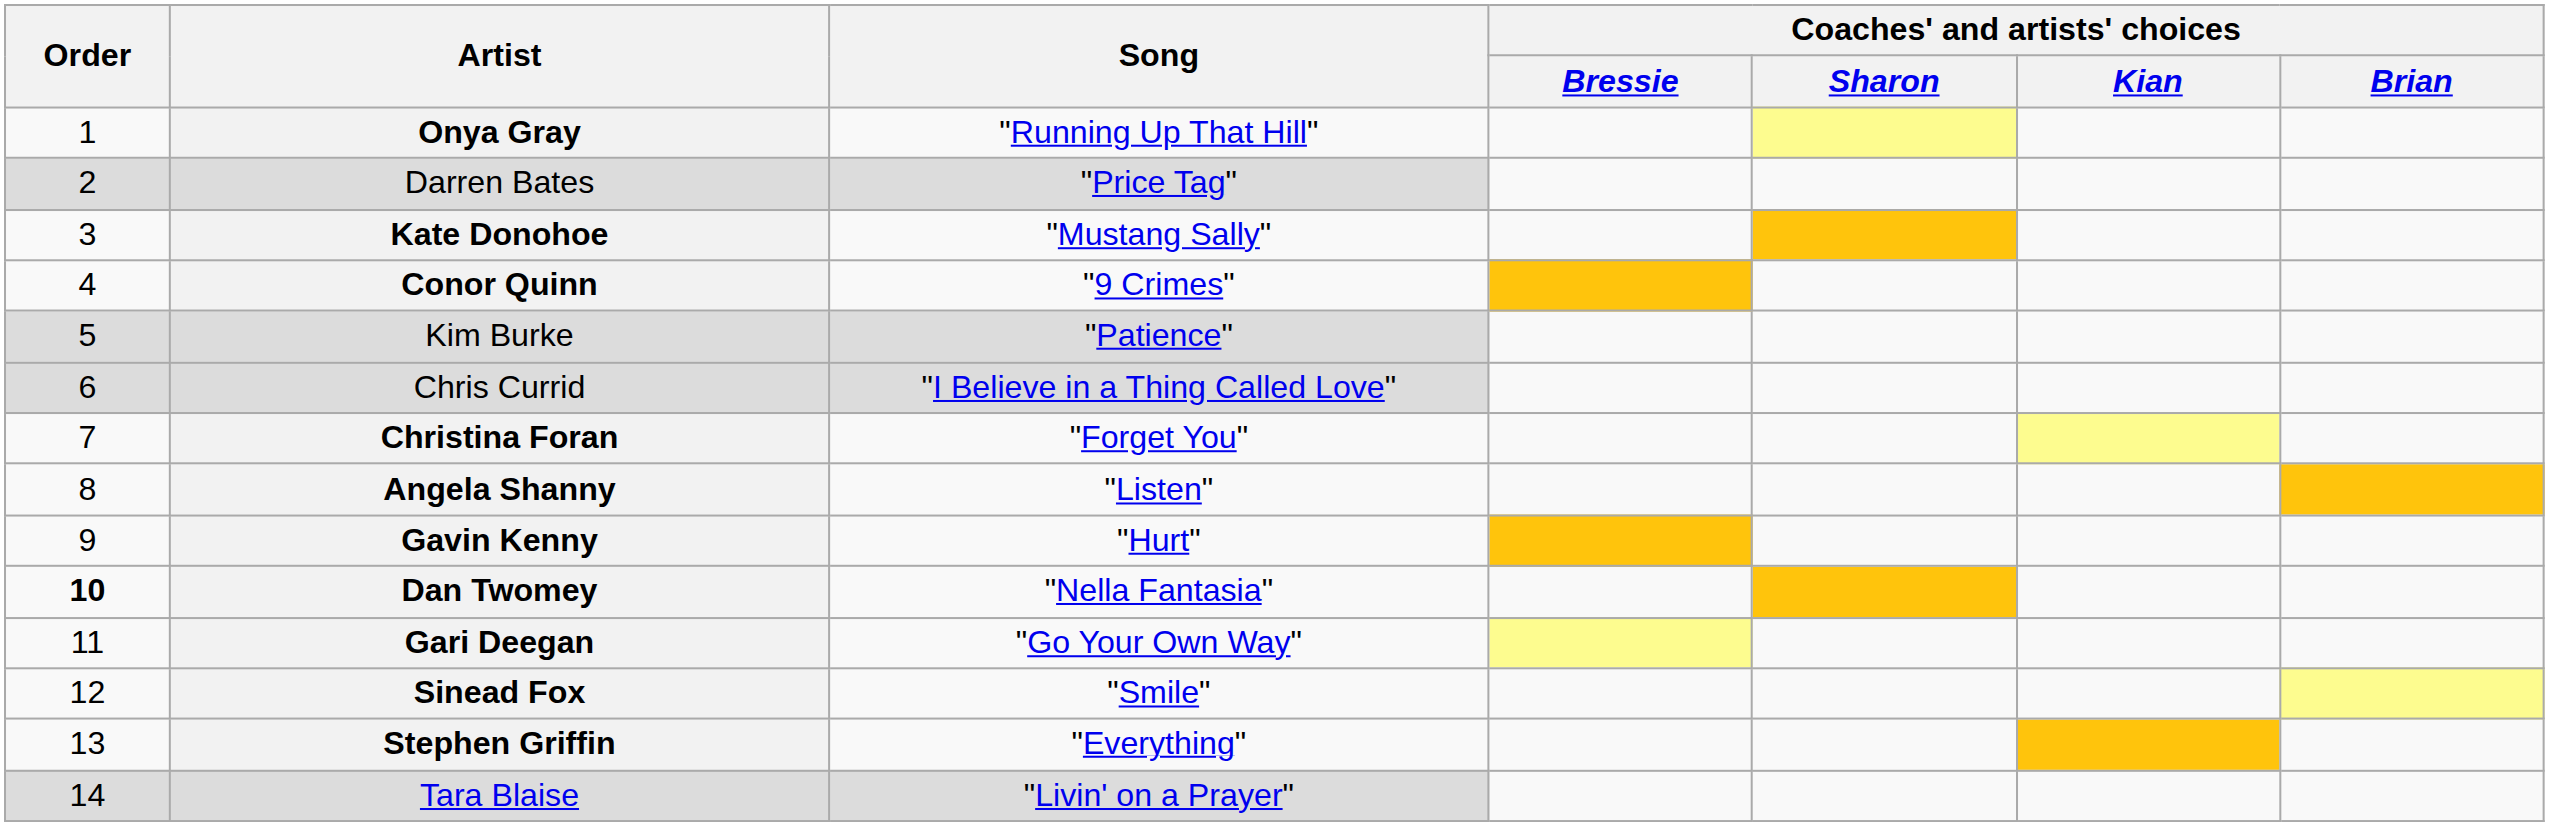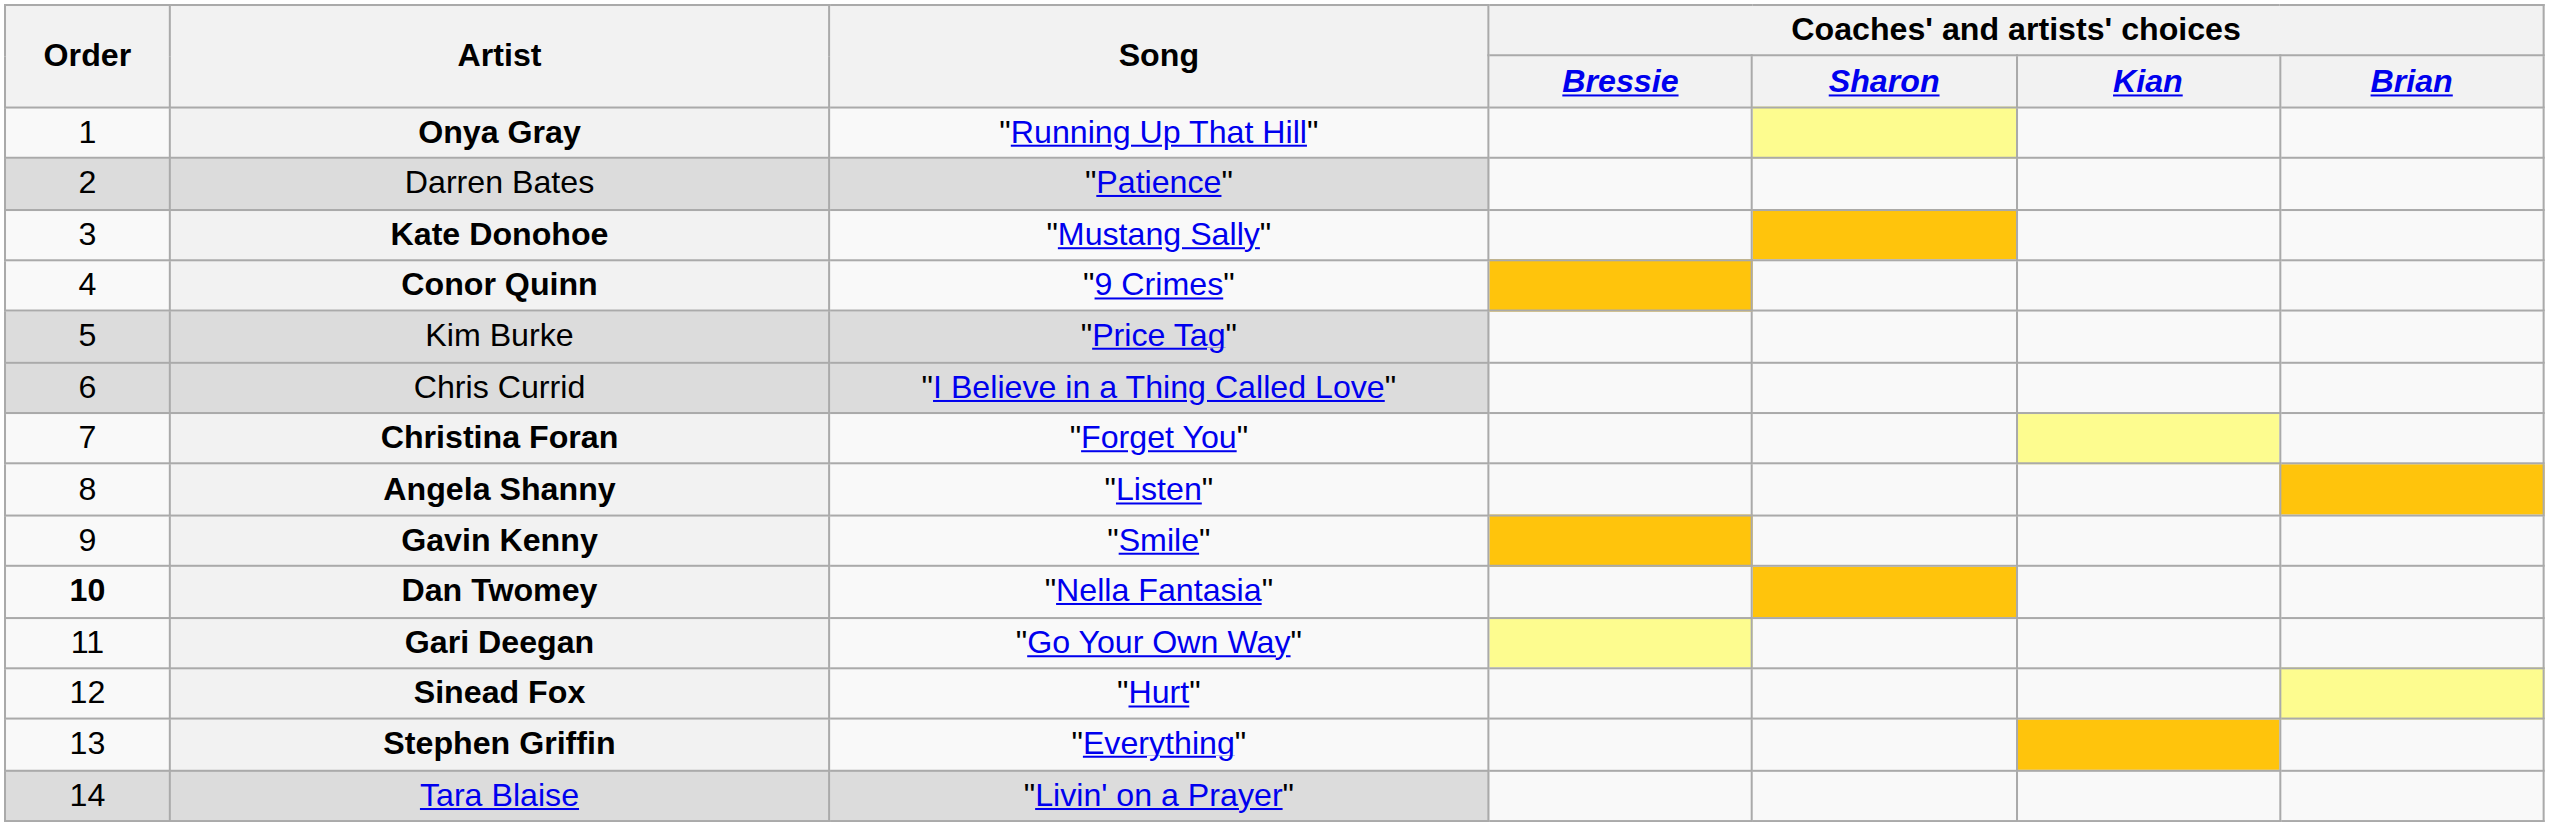(1159, 183) "Price Tag" -> (1159, 183) "Patience"
(1159, 336) "Patience" -> (1159, 336) "Price Tag"
(1159, 540) "Hurt" -> (1159, 540) "Smile"
(1159, 693) "Smile" -> (1159, 693) "Hurt"
